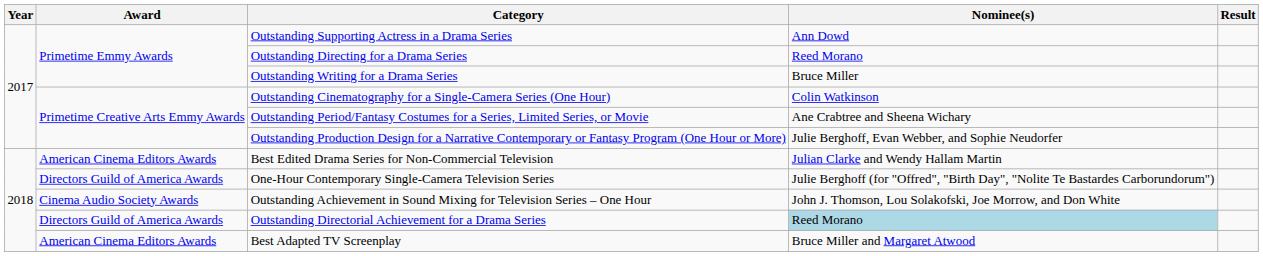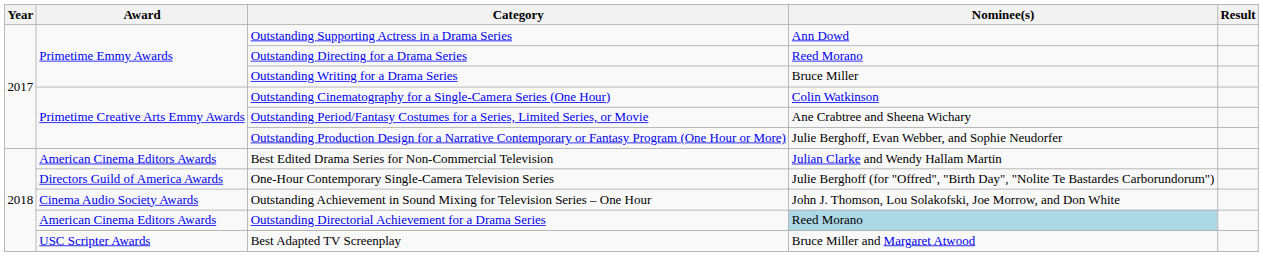(131, 220) Directors Guild of America Awards -> (128, 220) American Cinema Editors Awards
(128, 240) American Cinema Editors Awards -> (95, 240) USC Scripter Awards
